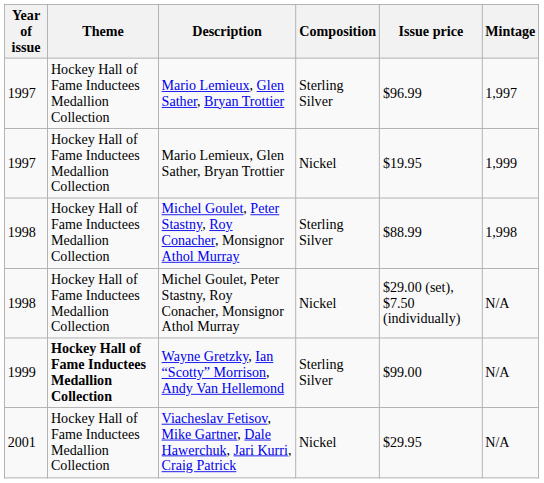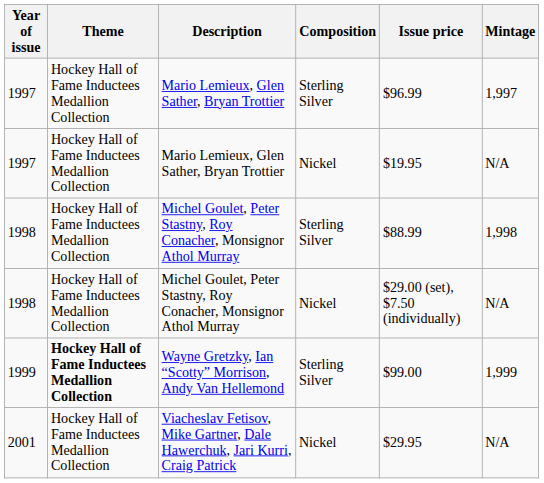(501, 163) 1,999 -> (497, 163) N/A
(497, 372) N/A -> (501, 372) 1,999
